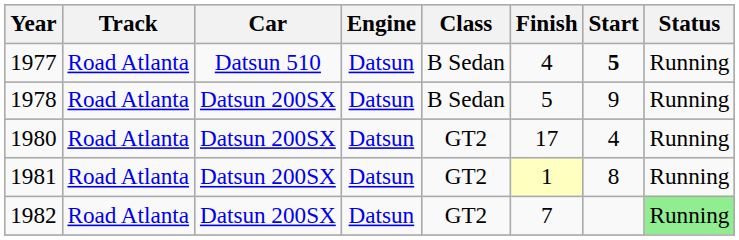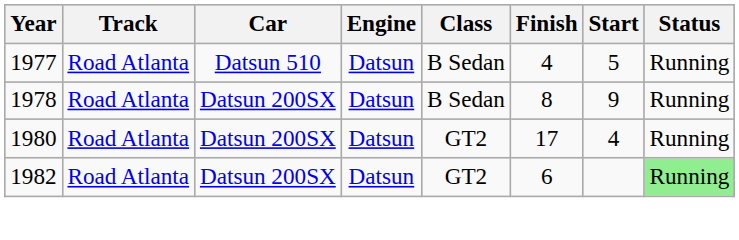(614, 62) bold -> (614, 62) normal
(547, 100) 5 -> (547, 100) 8
- row: (33, 176)
(547, 215) 7 -> (547, 176) 6
